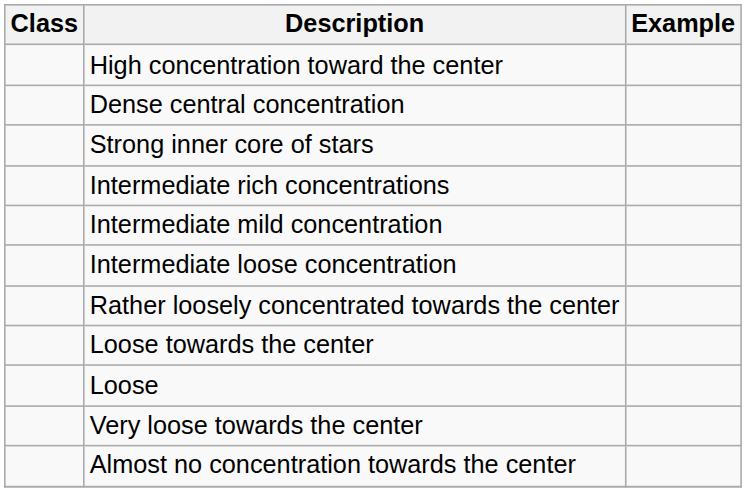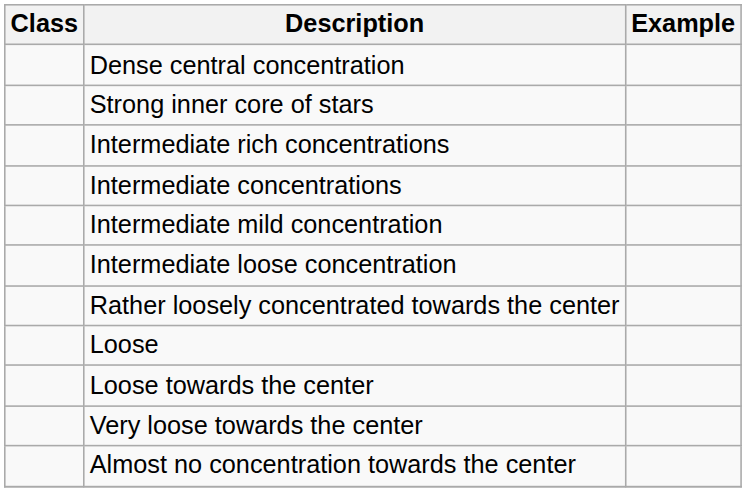- row: (296, 64)
+ row: (246, 184)
rows swapped: (232, 345) <-> (124, 385)
